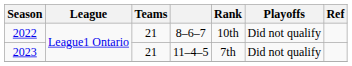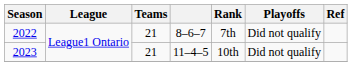(228, 33) 10th -> (228, 33) 7th
(228, 52) 7th -> (228, 52) 10th
